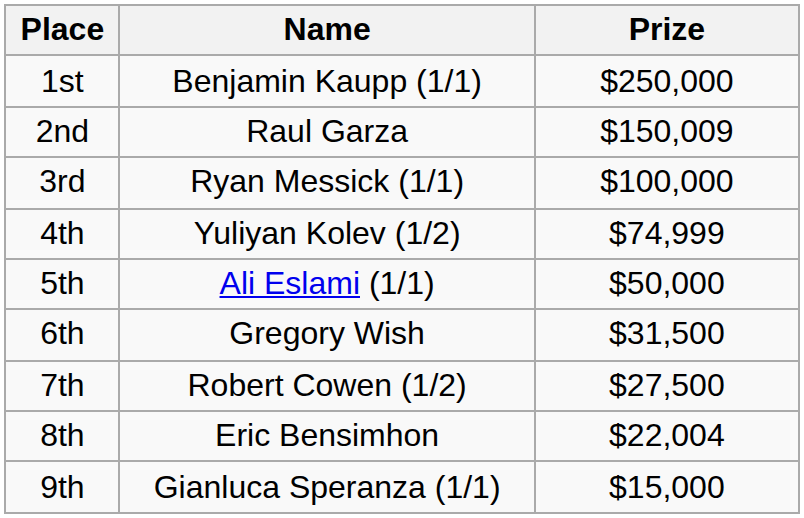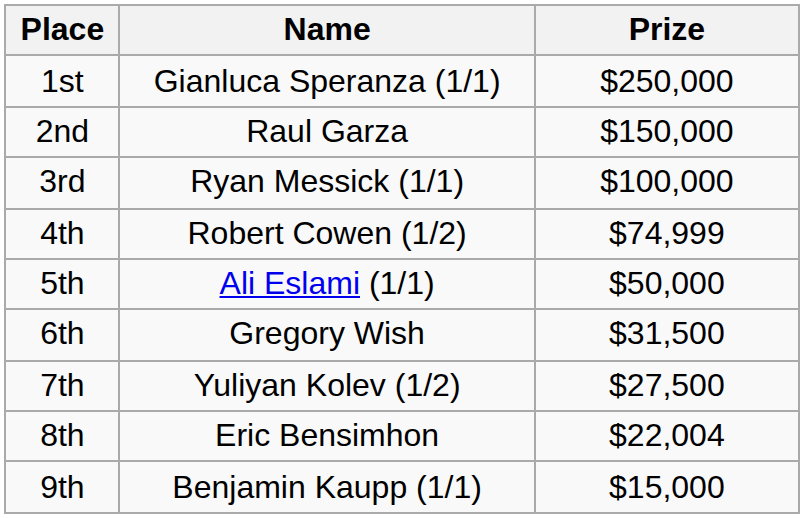(327, 80) Benjamin Kaupp (1/1) -> (327, 80) Gianluca Speranza (1/1)
(667, 131) $150,009 -> (667, 131) $150,000
(327, 232) Yuliyan Kolev (1/2) -> (327, 232) Robert Cowen (1/2)
(327, 385) Robert Cowen (1/2) -> (327, 385) Yuliyan Kolev (1/2)
(327, 486) Gianluca Speranza (1/1) -> (327, 486) Benjamin Kaupp (1/1)
